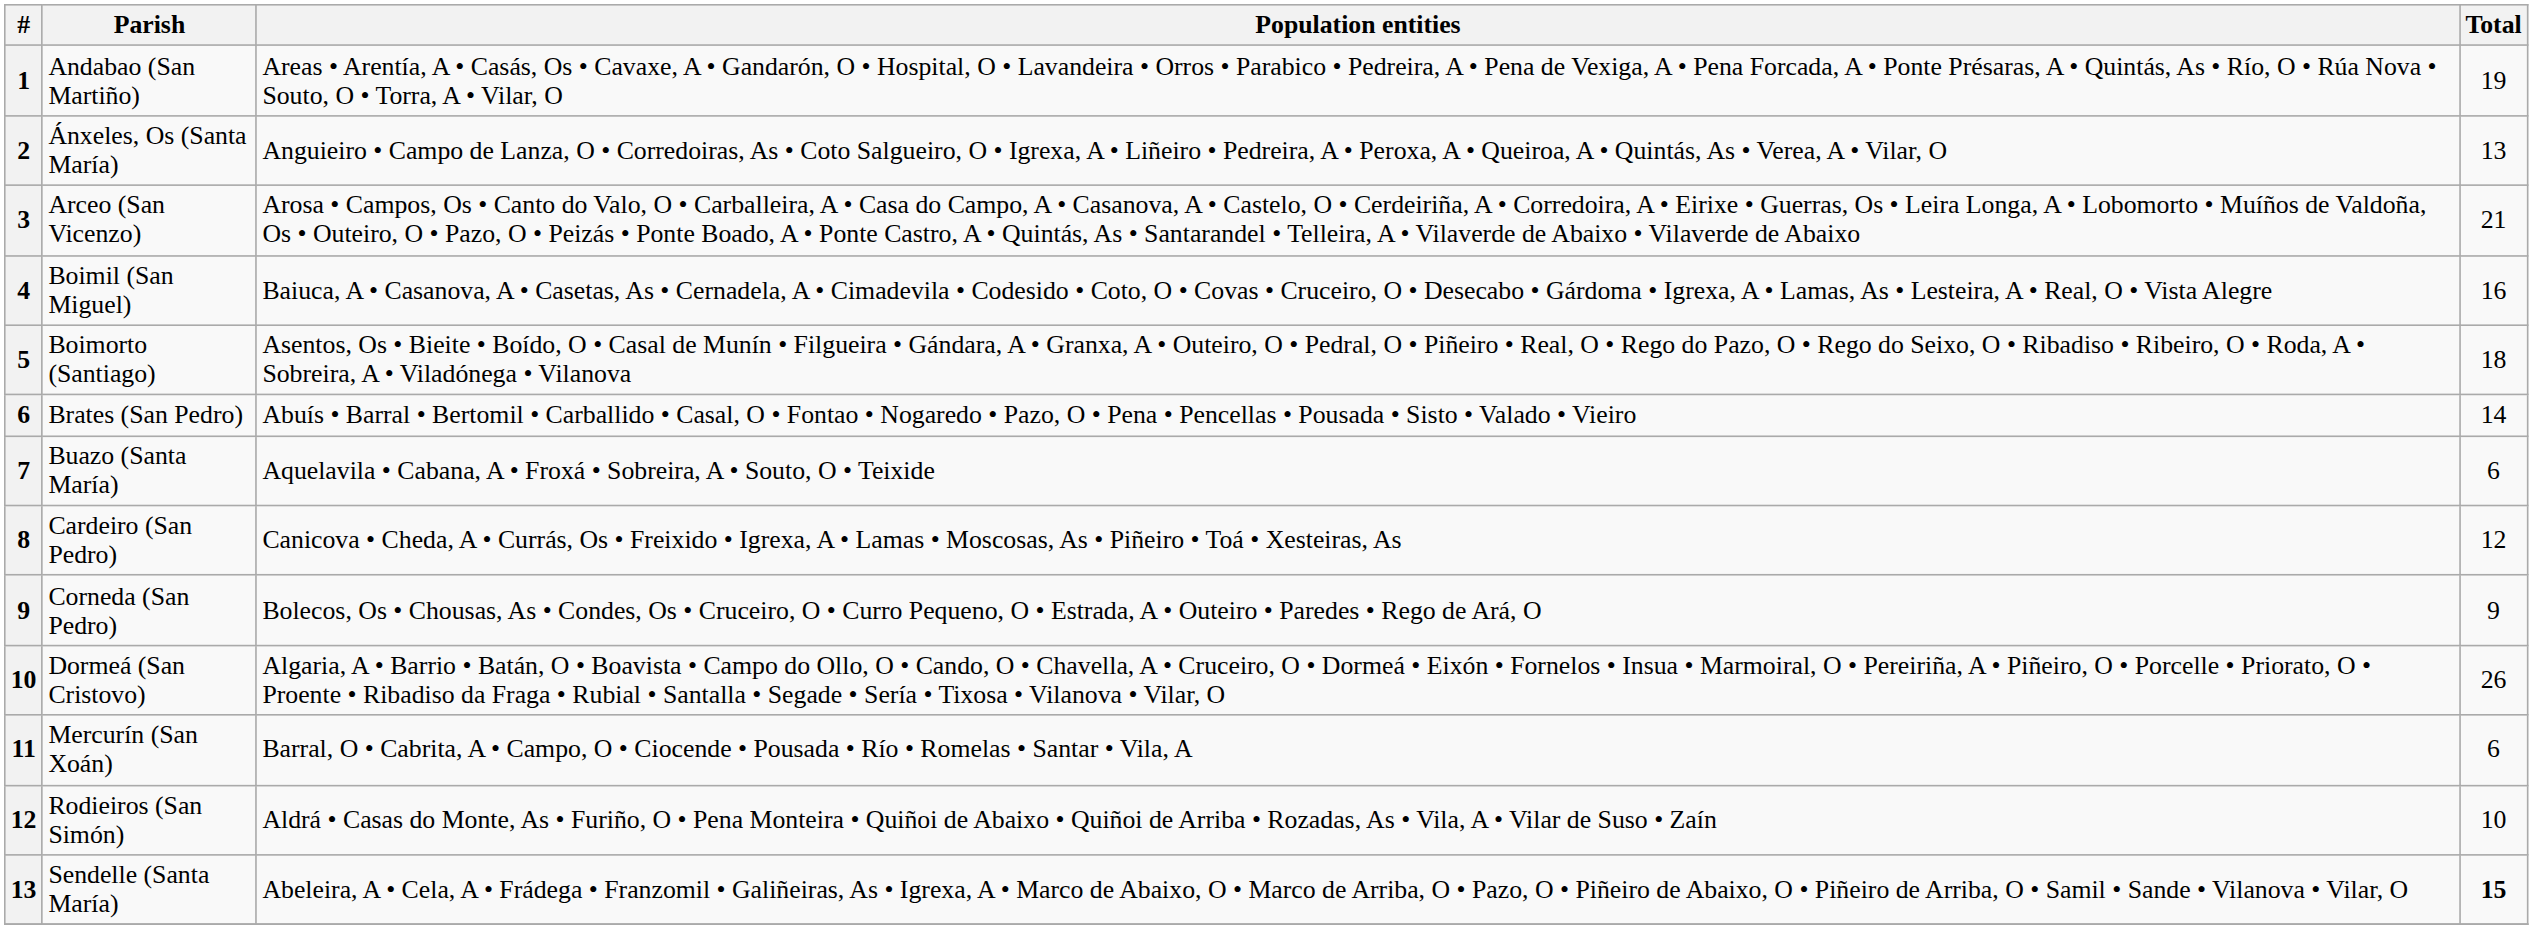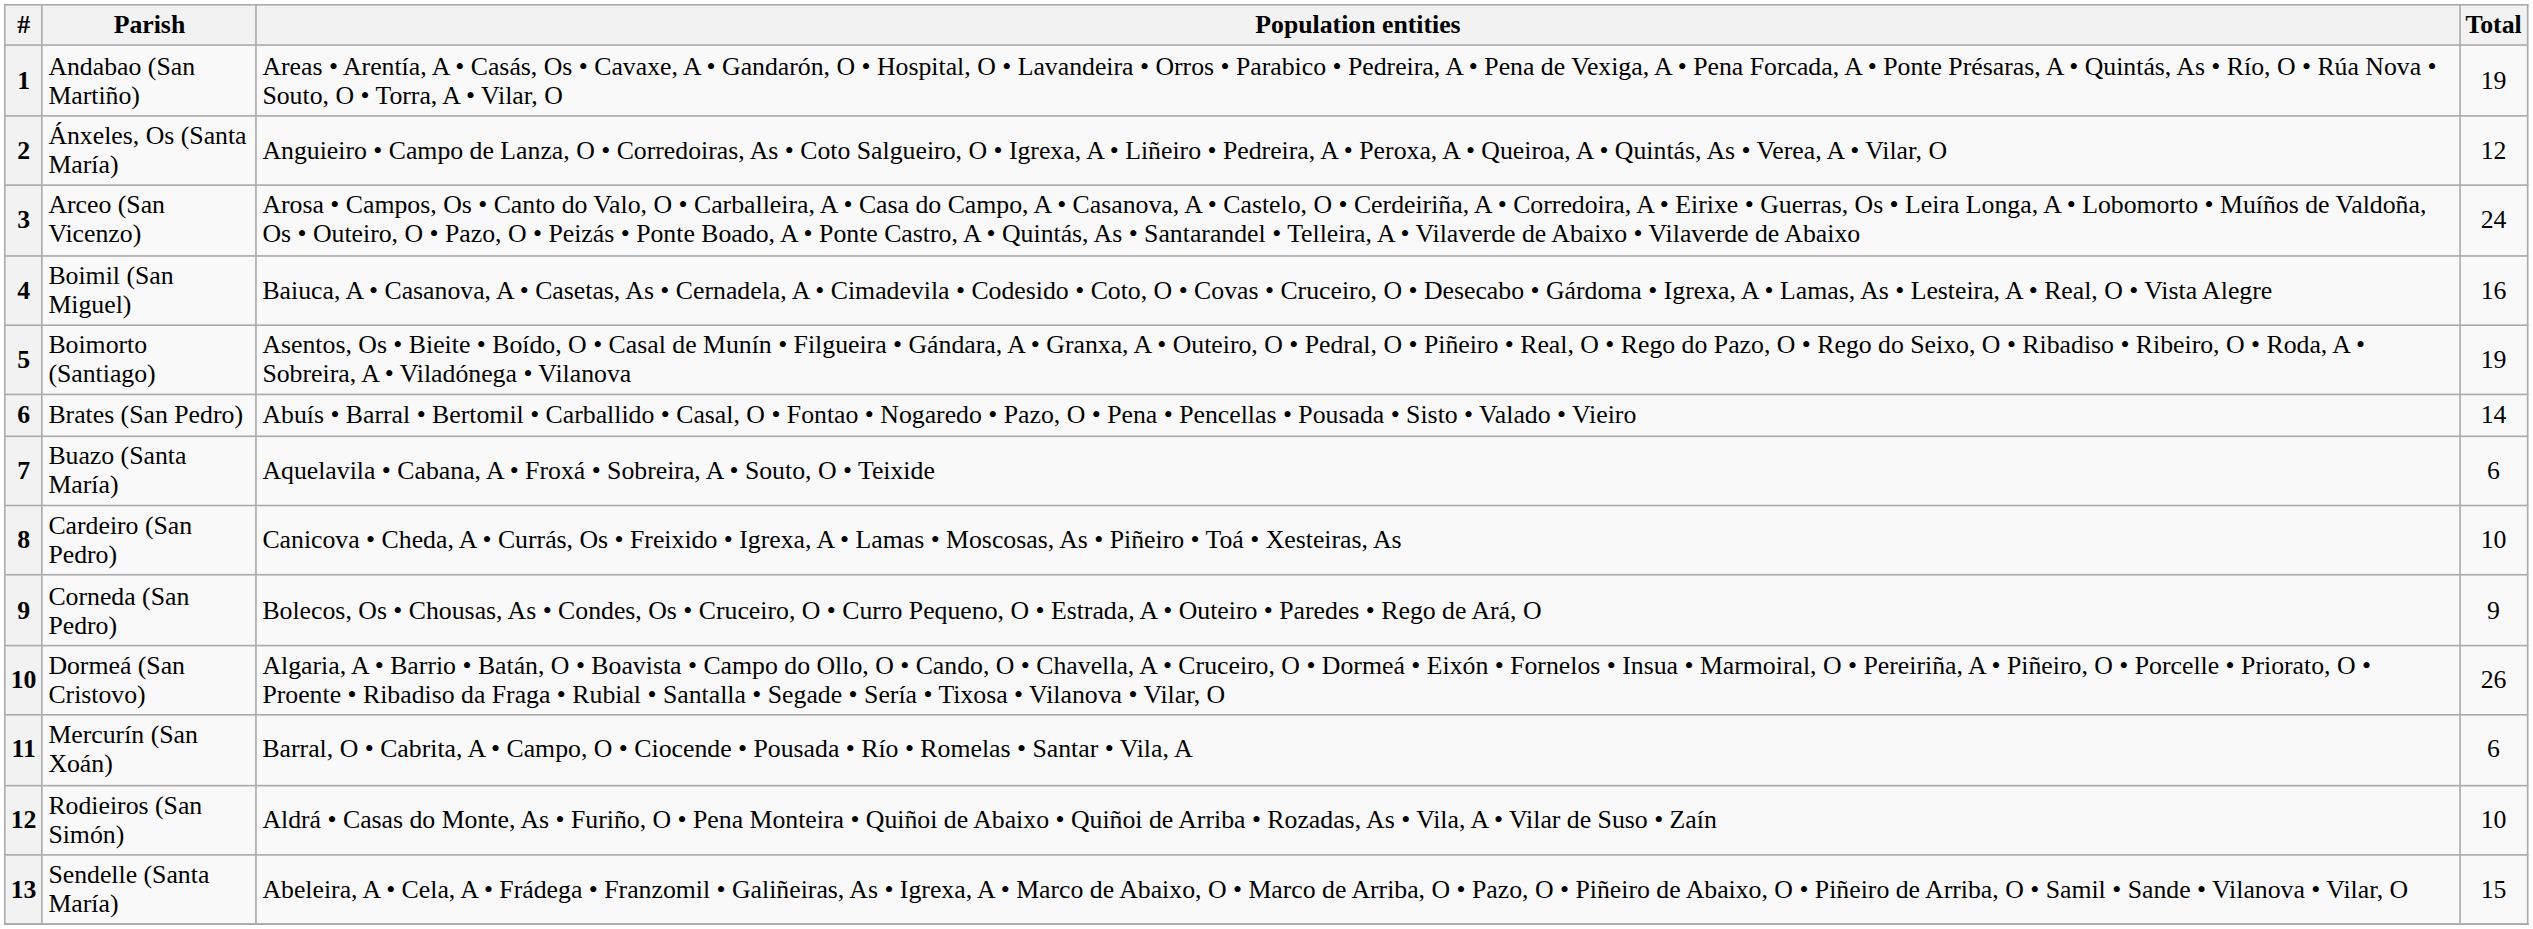(2494, 150) 13 -> (2494, 150) 12
(2494, 219) 21 -> (2494, 219) 24
(2494, 359) 18 -> (2494, 359) 19
(2494, 540) 12 -> (2494, 540) 10
(2494, 889) bold -> (2494, 889) normal
